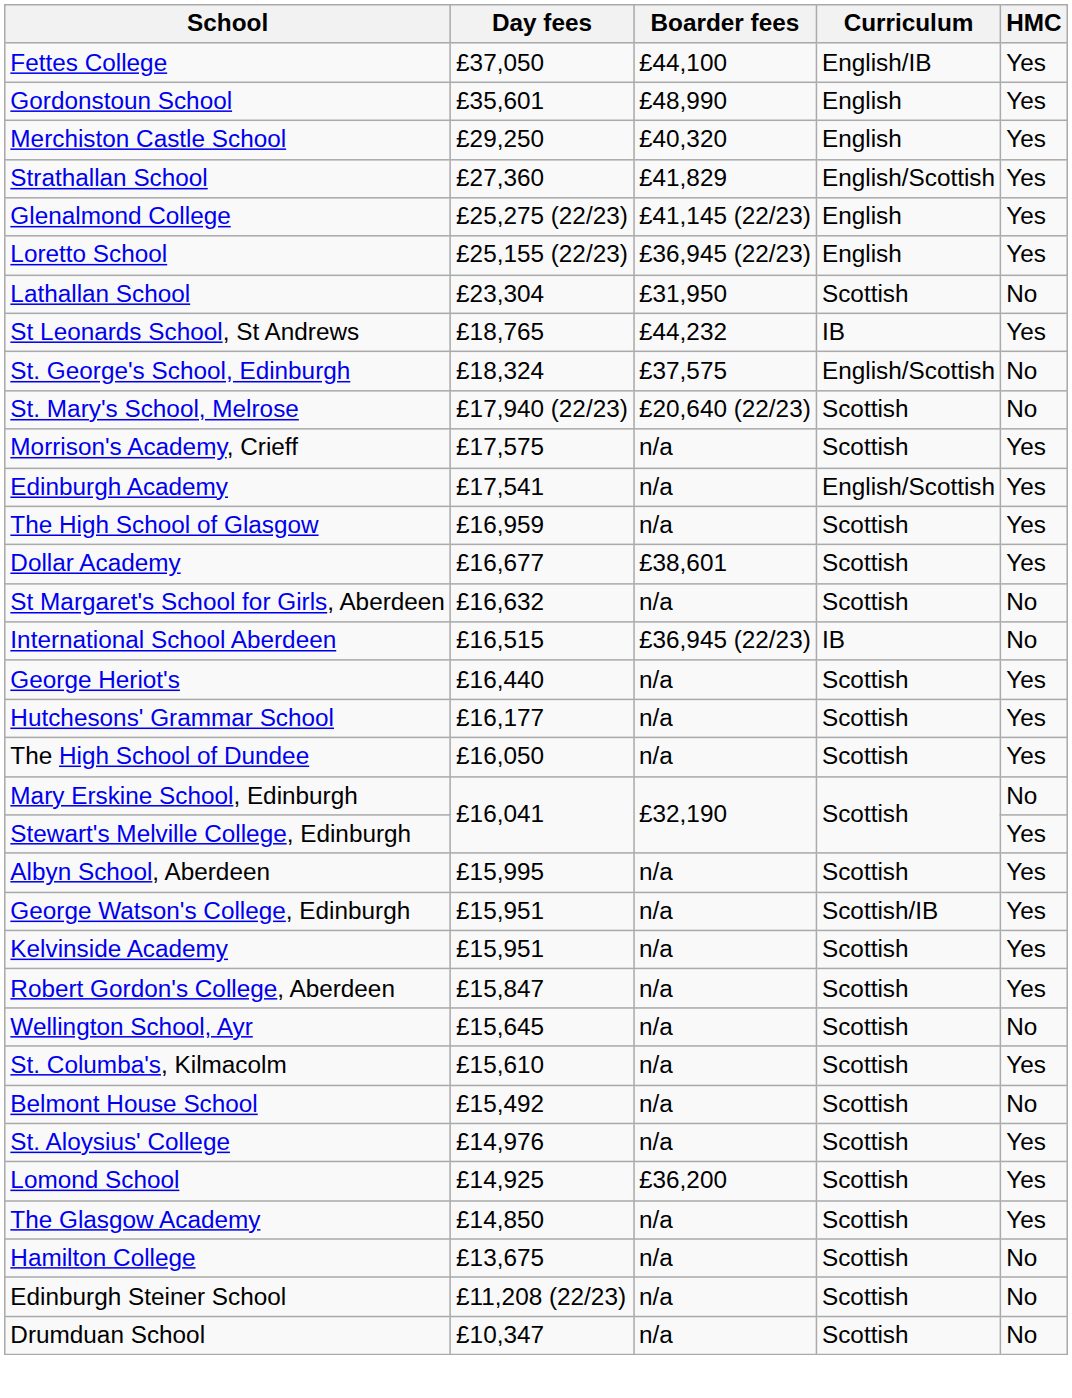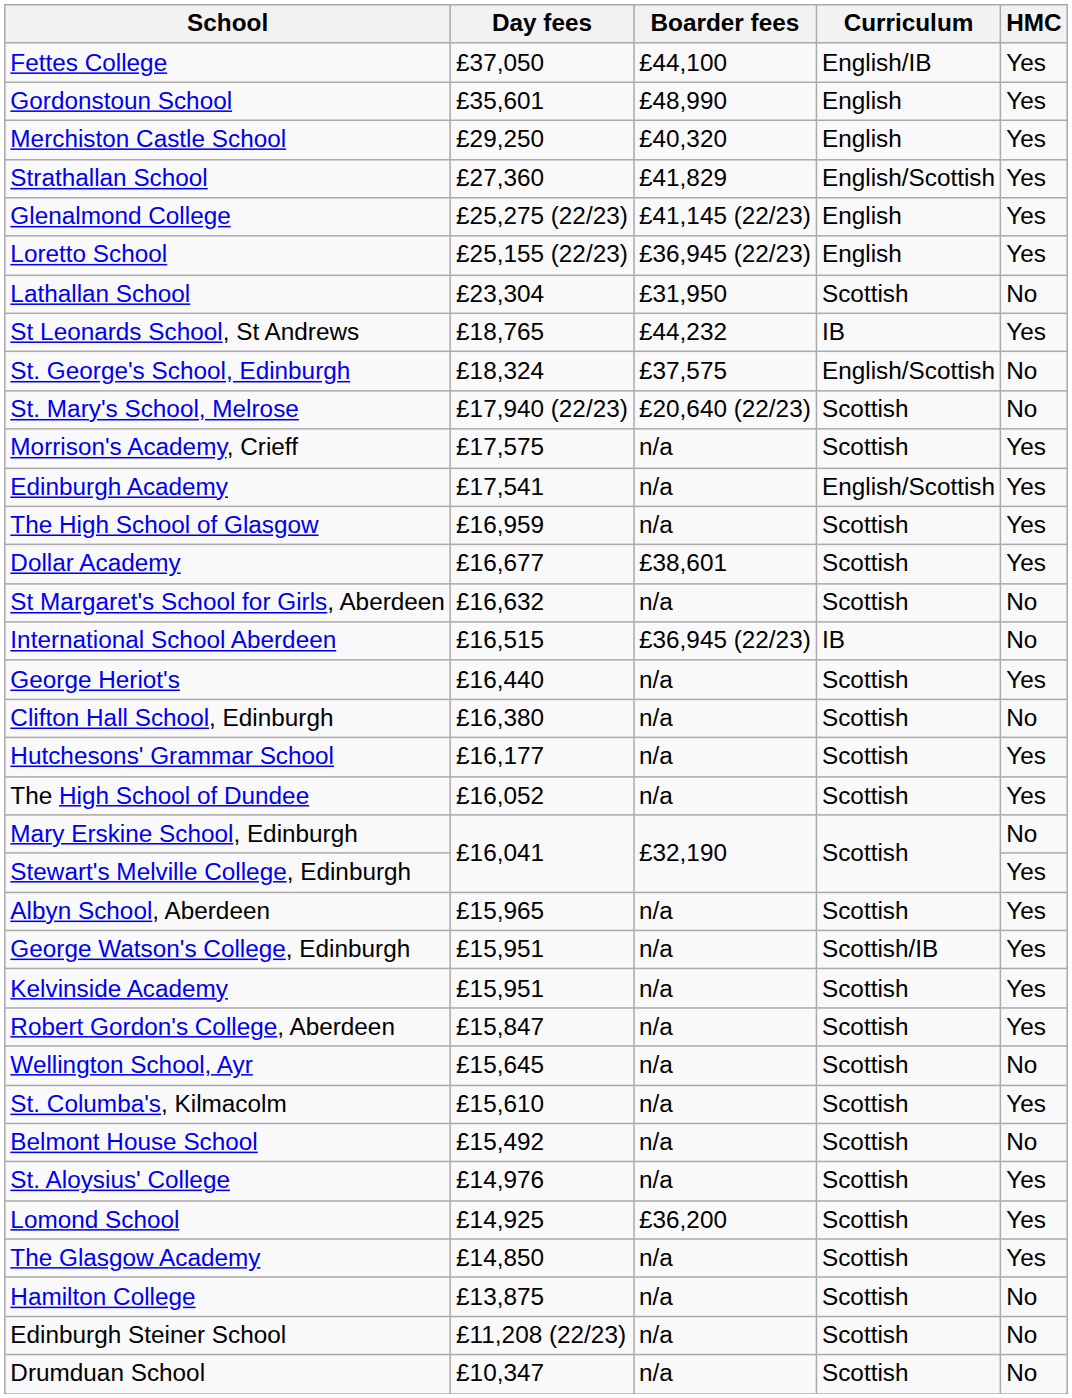+ row: (172, 718)
(500, 756) £16,050 -> (500, 795) £16,052
(500, 872) £15,995 -> (500, 910) £15,965
(500, 1258) £13,675 -> (500, 1296) £13,875
